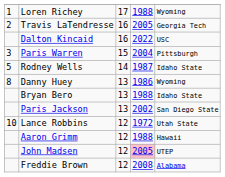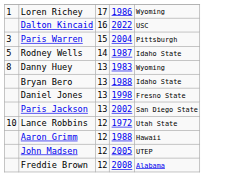(143, 11) 1988 -> (122, 11) 1986
- row: (67, 25)
(143, 81) 1986 -> (122, 67) 1983
+ row: (52, 95)
(143, 151) pink background -> (122, 151) no background
